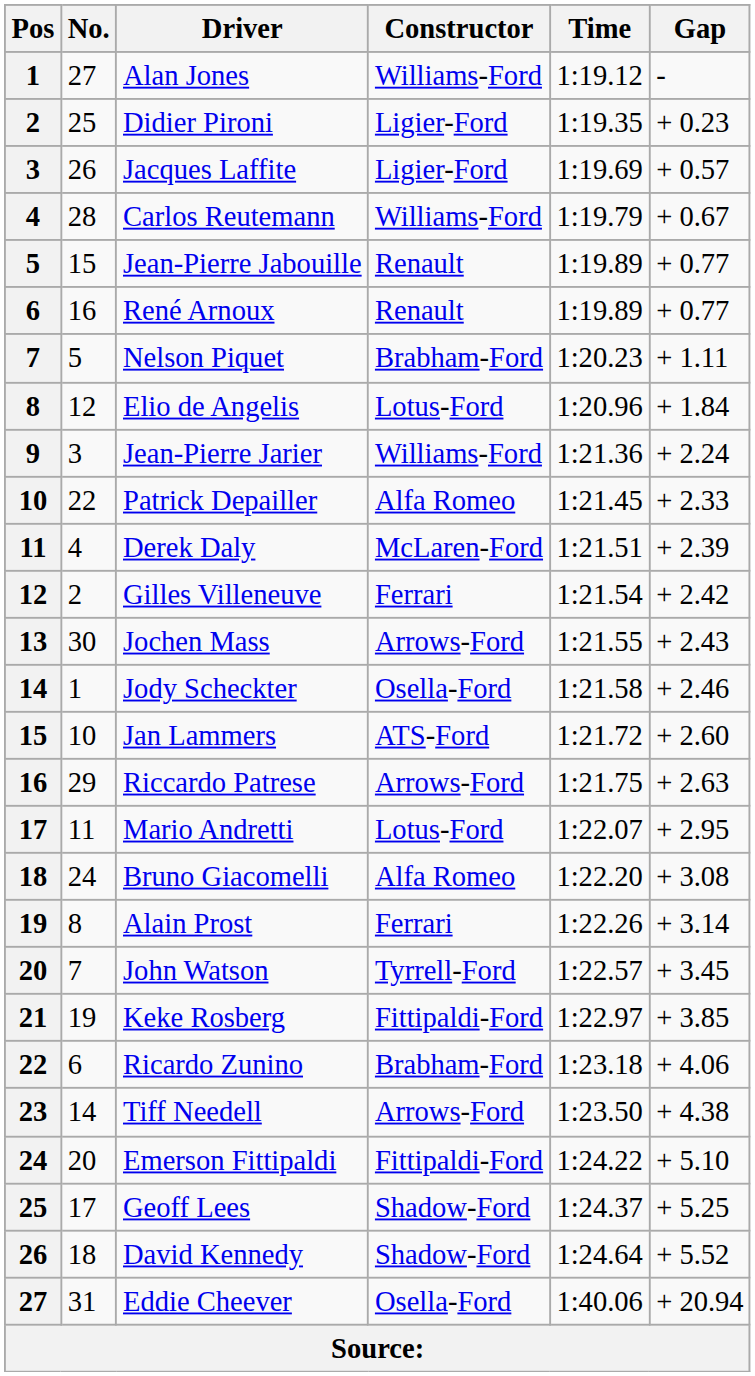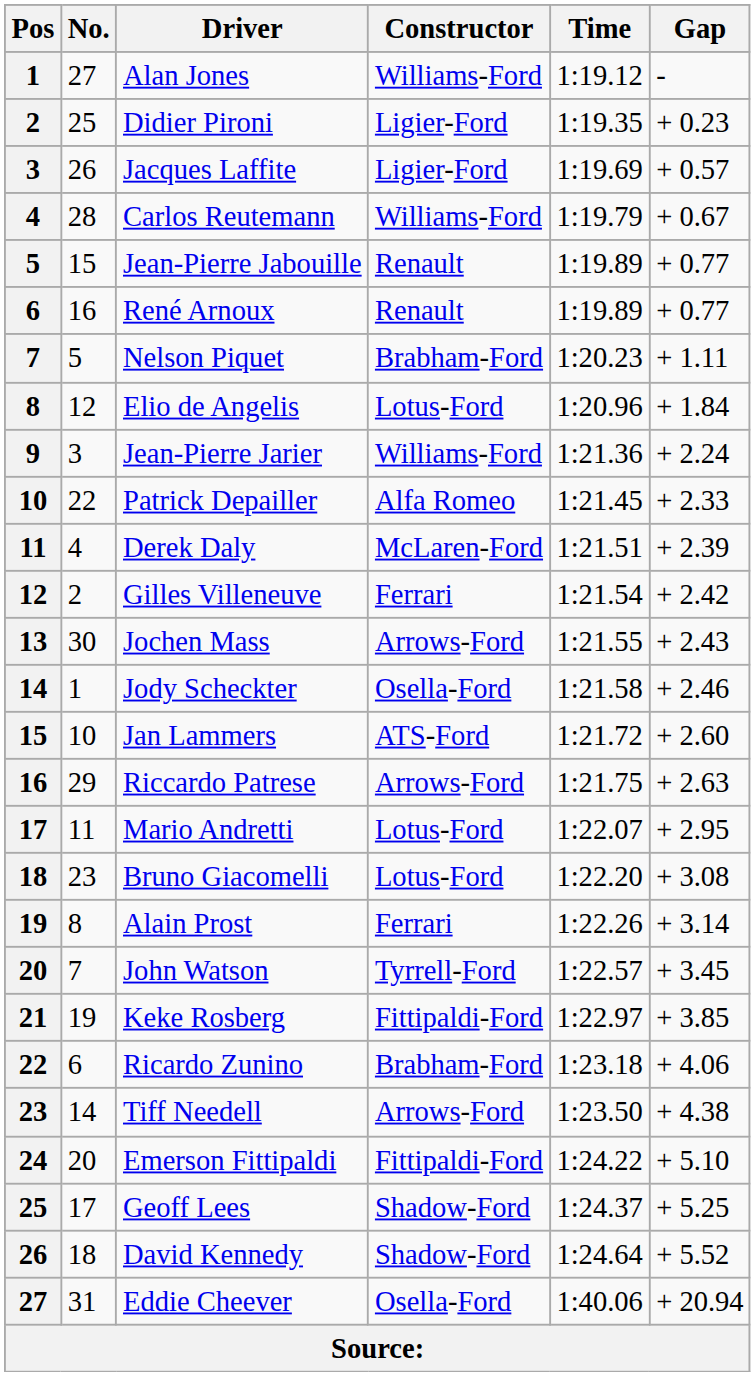(82, 876) 24 -> (82, 876) 23
(445, 876) Alfa Romeo -> (439, 876) Lotus-Ford
